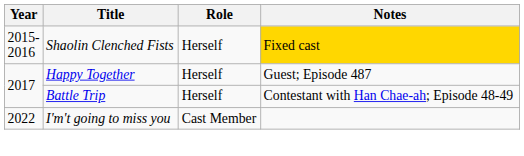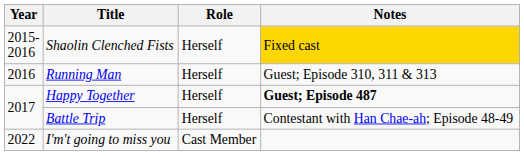+ row: (84, 74)
(317, 74) normal -> (320, 96) bold
